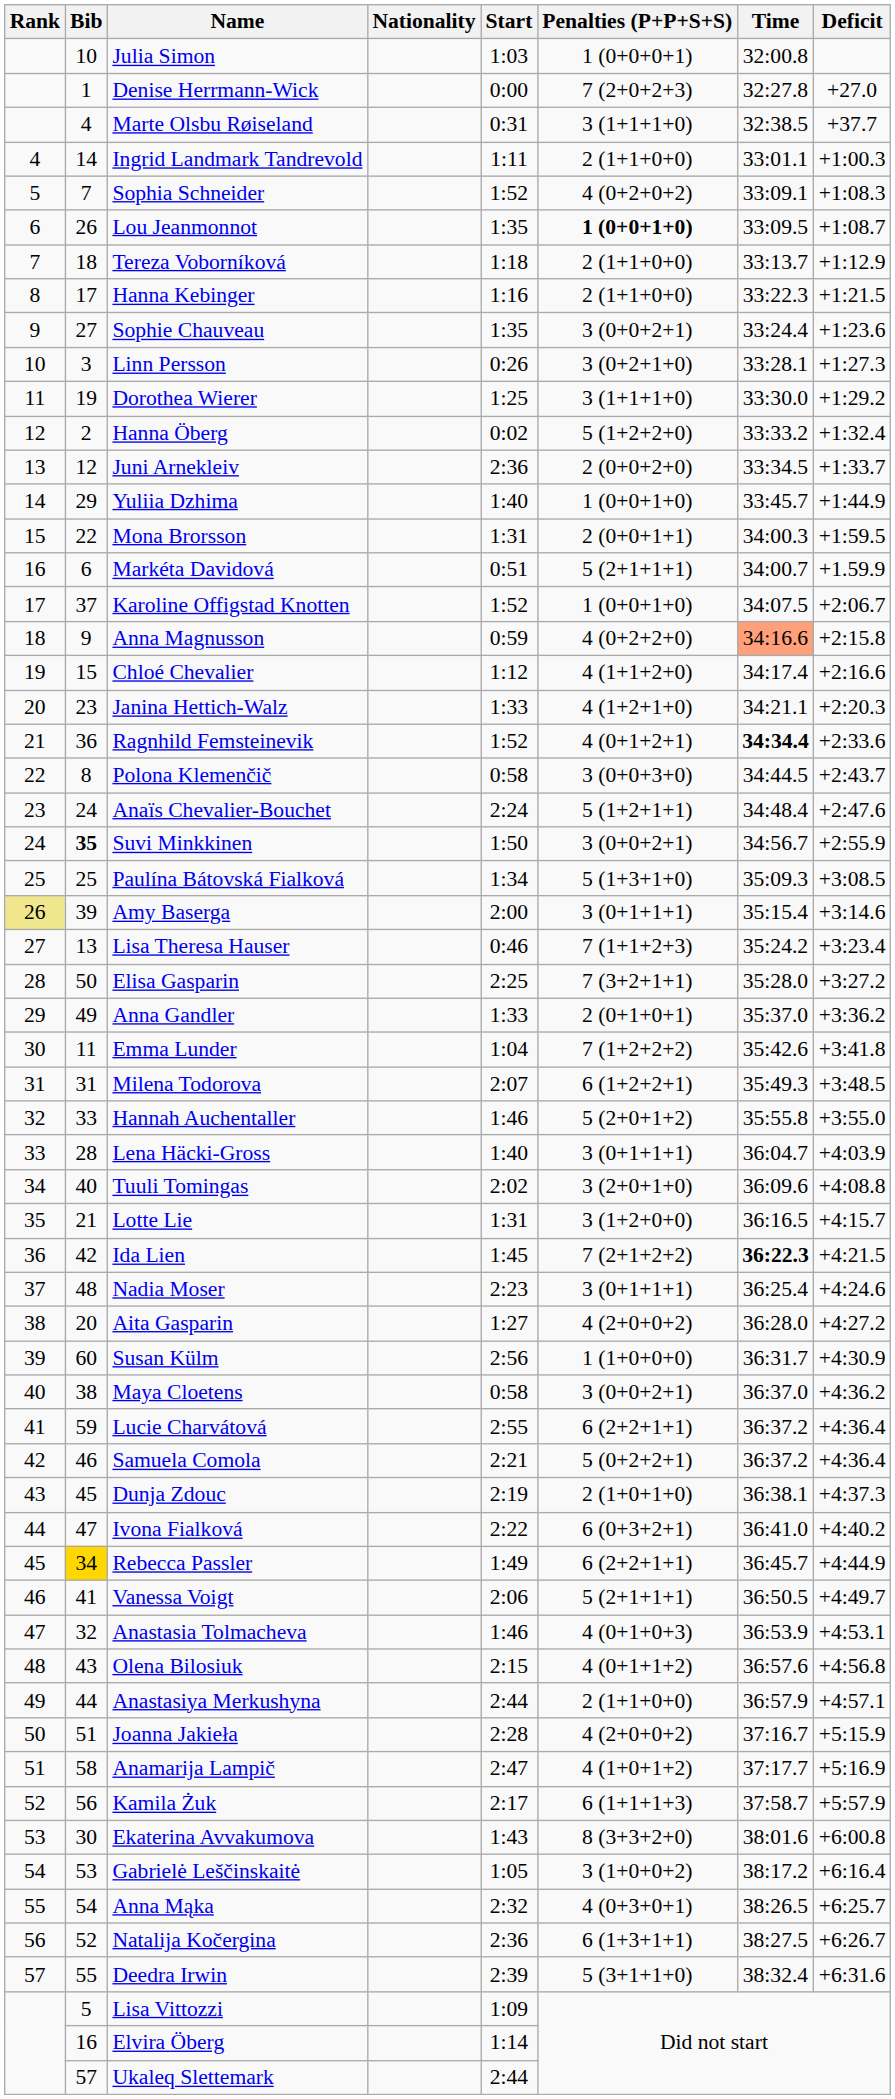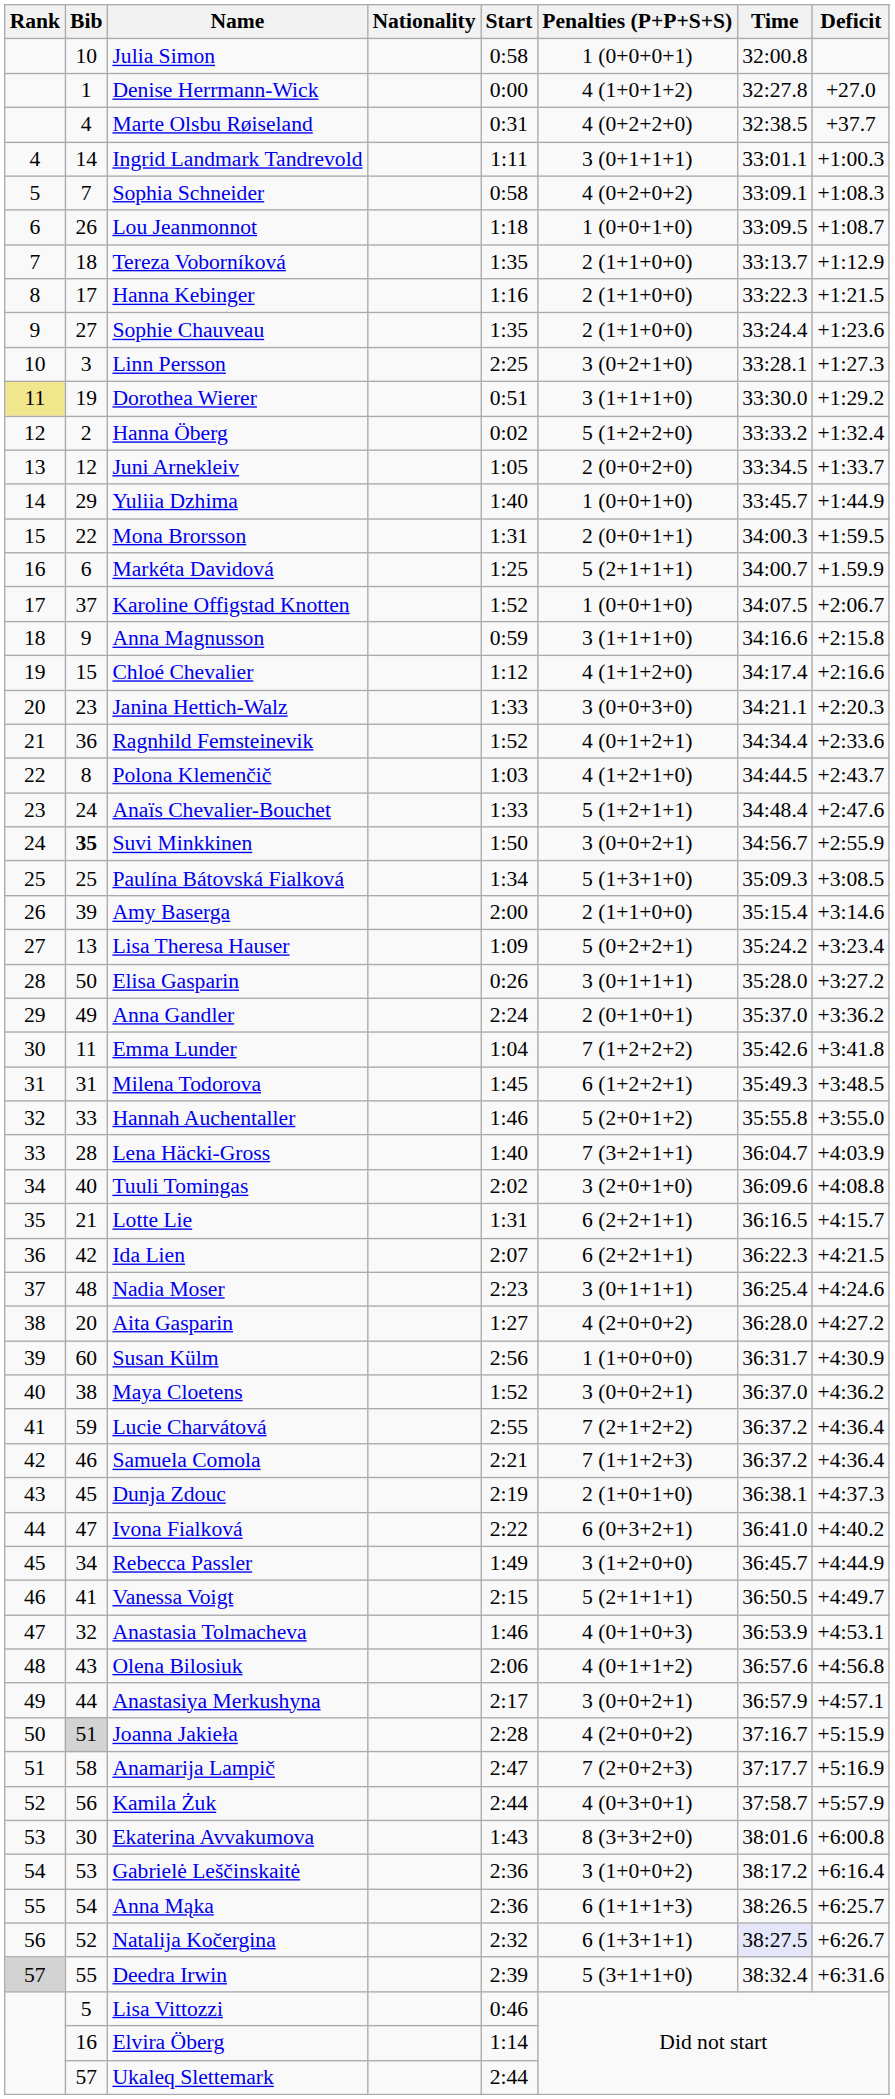(509, 55) 1:03 -> (509, 55) 0:58
(637, 90) 7 (2+0+2+3) -> (637, 90) 4 (1+0+1+2)
(637, 124) 3 (1+1+1+0) -> (637, 124) 4 (0+2+2+0)
(637, 158) 2 (1+1+0+0) -> (637, 158) 3 (0+1+1+1)
(509, 192) 1:52 -> (509, 192) 0:58
(509, 227) 1:35 -> (509, 227) 1:18
(637, 227) bold -> (637, 227) normal
(509, 261) 1:18 -> (509, 261) 1:35
(637, 329) 3 (0+0+2+1) -> (637, 329) 2 (1+1+0+0)
(509, 364) 0:26 -> (509, 364) 2:25
(35, 398) no background -> (35, 398) khaki background
(509, 398) 1:25 -> (509, 398) 0:51
(509, 466) 2:36 -> (509, 466) 1:05
(509, 569) 0:51 -> (509, 569) 1:25
(637, 638) 4 (0+2+2+0) -> (637, 638) 3 (1+1+1+0)
(775, 638) lightsalmon background -> (775, 638) no background
(637, 706) 4 (1+2+1+0) -> (637, 706) 3 (0+0+3+0)
(775, 741) bold -> (775, 741) normal
(509, 775) 0:58 -> (509, 775) 1:03
(637, 775) 3 (0+0+3+0) -> (637, 775) 4 (1+2+1+0)
(509, 809) 2:24 -> (509, 809) 1:33
(35, 912) khaki background -> (35, 912) no background
(637, 912) 3 (0+1+1+1) -> (637, 912) 2 (1+1+0+0)
(509, 946) 0:46 -> (509, 946) 1:09
(637, 946) 7 (1+1+2+3) -> (637, 946) 5 (0+2+2+1)
(509, 980) 2:25 -> (509, 980) 0:26
(637, 980) 7 (3+2+1+1) -> (637, 980) 3 (0+1+1+1)
(509, 1015) 1:33 -> (509, 1015) 2:24
(509, 1083) 2:07 -> (509, 1083) 1:45
(637, 1152) 3 (0+1+1+1) -> (637, 1152) 7 (3+2+1+1)
(637, 1220) 3 (1+2+0+0) -> (637, 1220) 6 (2+2+1+1)
(509, 1254) 1:45 -> (509, 1254) 2:07
(637, 1254) 7 (2+1+2+2) -> (637, 1254) 6 (2+2+1+1)
(775, 1254) bold -> (775, 1254) normal
(509, 1391) 0:58 -> (509, 1391) 1:52
(637, 1426) 6 (2+2+1+1) -> (637, 1426) 7 (2+1+2+2)
(637, 1460) 5 (0+2+2+1) -> (637, 1460) 7 (1+1+2+3)
(86, 1563) gold background -> (86, 1563) no background
(637, 1563) 6 (2+2+1+1) -> (637, 1563) 3 (1+2+0+0)
(509, 1597) 2:06 -> (509, 1597) 2:15
(509, 1665) 2:15 -> (509, 1665) 2:06
(509, 1700) 2:44 -> (509, 1700) 2:17
(637, 1700) 2 (1+1+0+0) -> (637, 1700) 3 (0+0+2+1)
(86, 1734) no background -> (86, 1734) lightgrey background
(637, 1768) 4 (1+0+1+2) -> (637, 1768) 7 (2+0+2+3)
(509, 1802) 2:17 -> (509, 1802) 2:44
(637, 1802) 6 (1+1+1+3) -> (637, 1802) 4 (0+3+0+1)
(509, 1871) 1:05 -> (509, 1871) 2:36
(509, 1905) 2:32 -> (509, 1905) 2:36
(637, 1905) 4 (0+3+0+1) -> (637, 1905) 6 (1+1+1+3)
(509, 1939) 2:36 -> (509, 1939) 2:32
(775, 1939) no background -> (775, 1939) lavender background
(35, 1974) no background -> (35, 1974) lightgrey background
(509, 2008) 1:09 -> (509, 2008) 0:46
